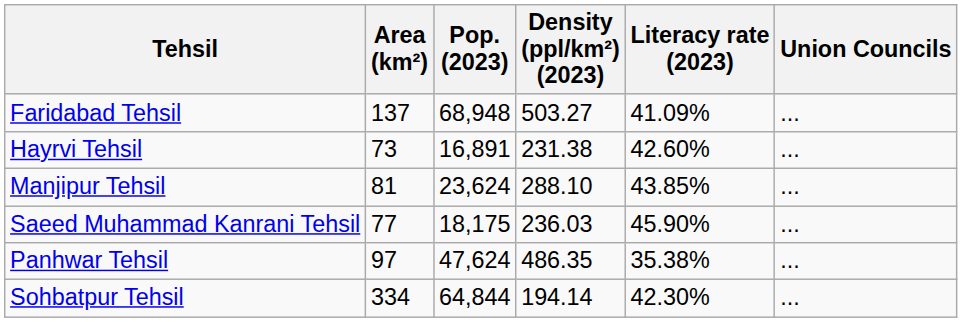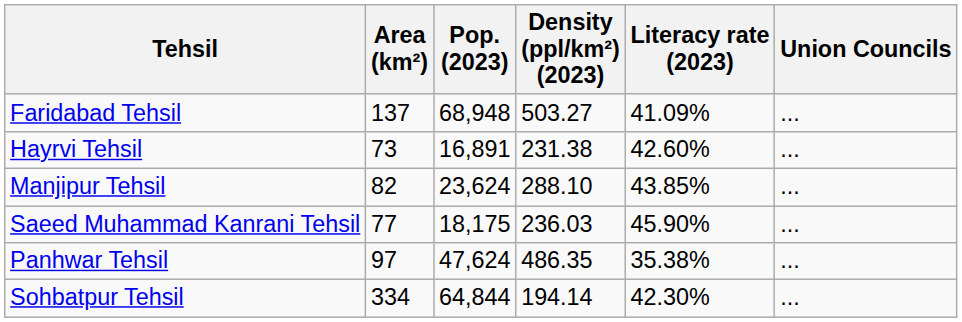(384, 186) 81 -> (384, 186) 82
